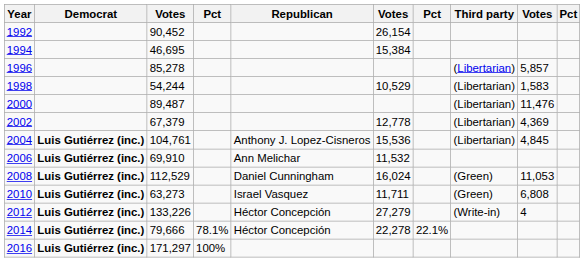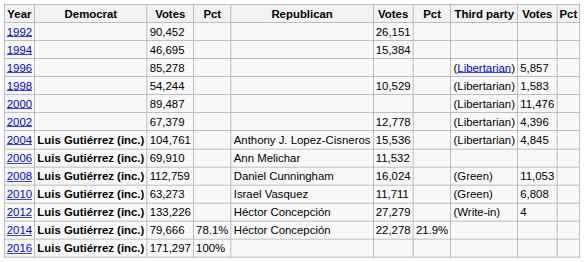(393, 31) 26,154 -> (393, 31) 26,151
(534, 122) 4,369 -> (534, 122) 4,396
(170, 176) 112,529 -> (170, 176) 112,759
(432, 230) 22.1% -> (432, 230) 21.9%
